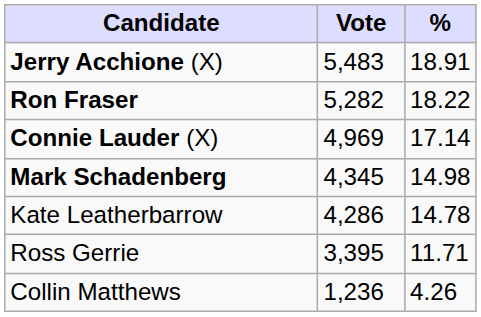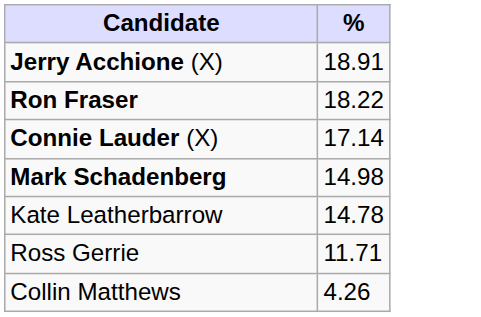- column: (361, 23)
